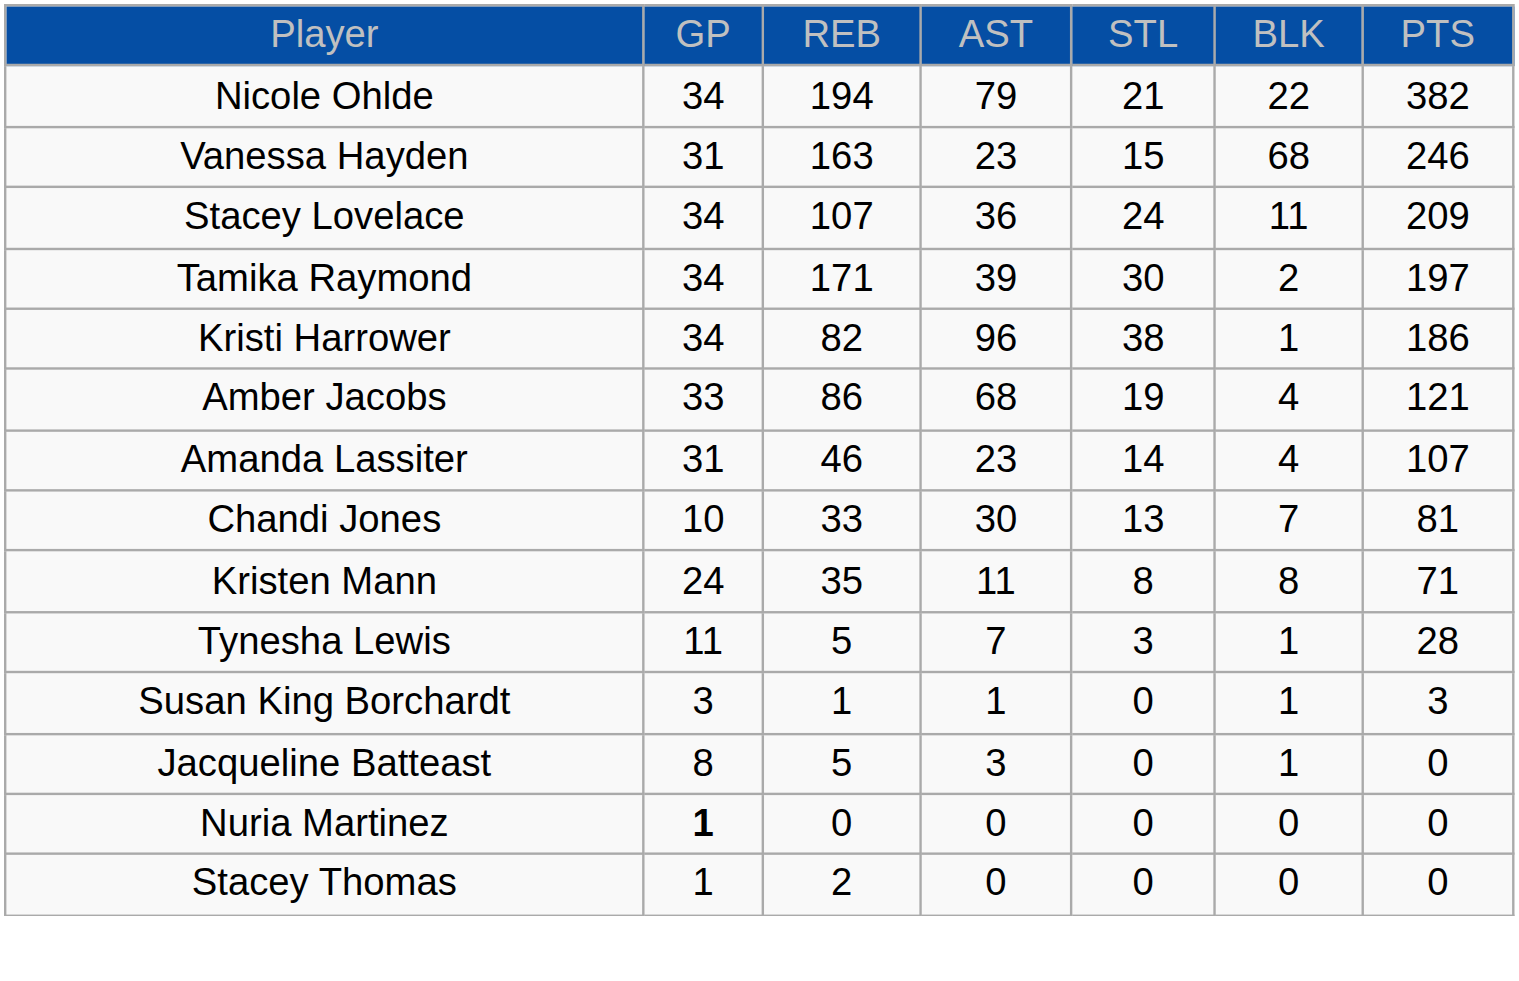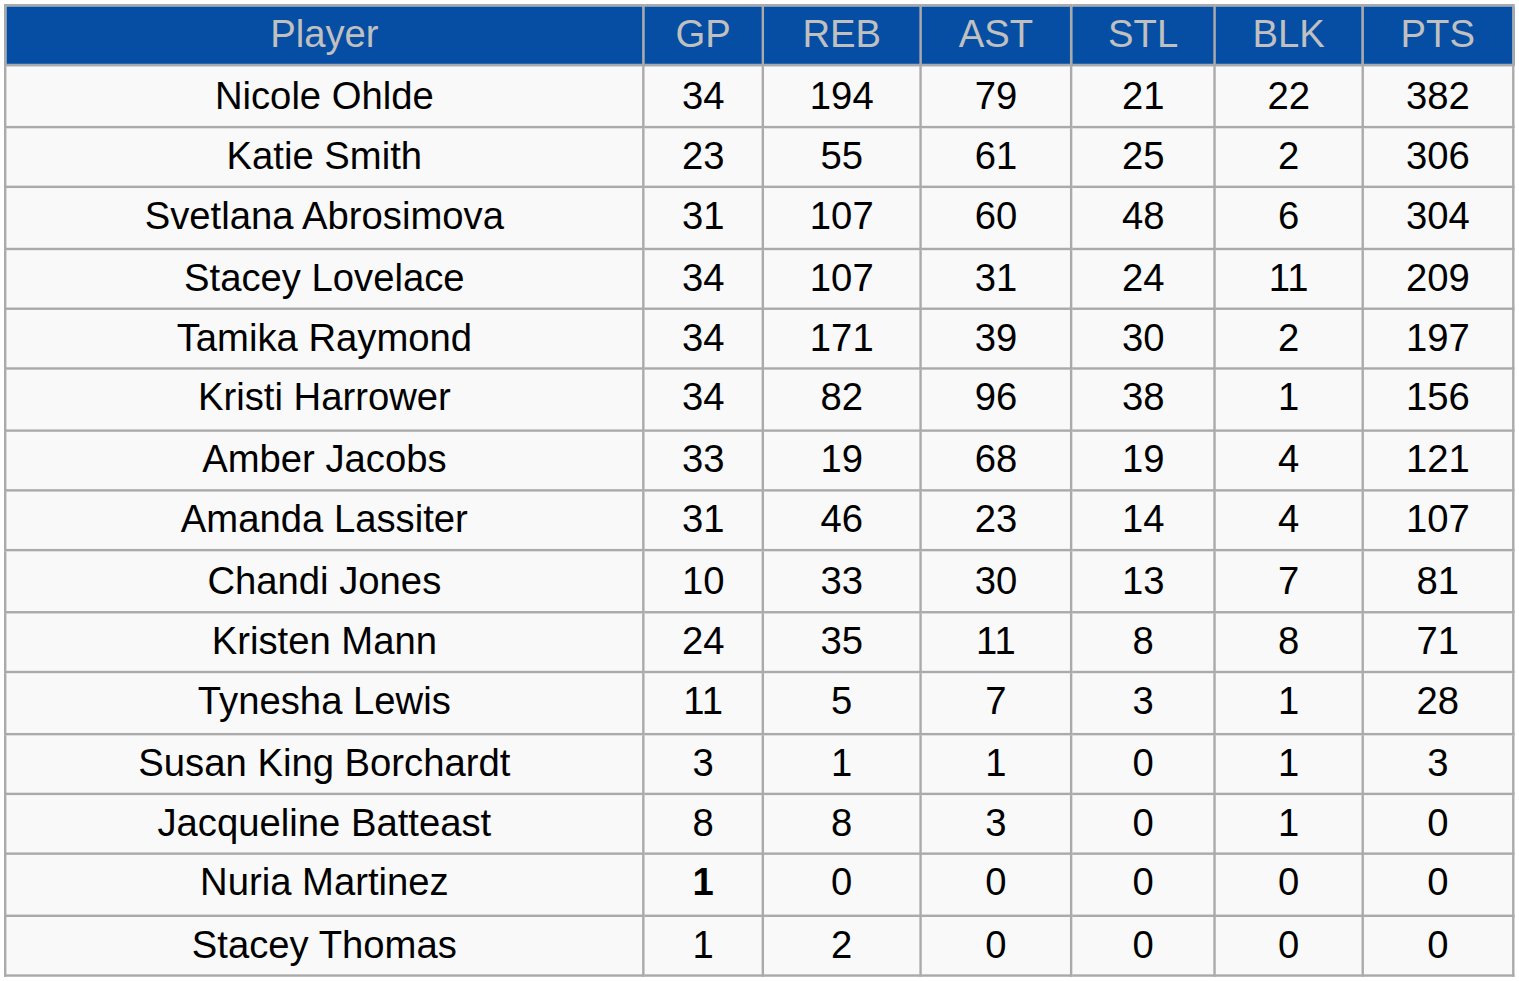+ row: (324, 156)
+ row: (324, 216)
- row: (324, 156)
(996, 216) 36 -> (996, 277) 31
(1438, 338) 186 -> (1438, 398) 156
(842, 398) 86 -> (842, 459) 19
(842, 762) 5 -> (842, 823) 8
